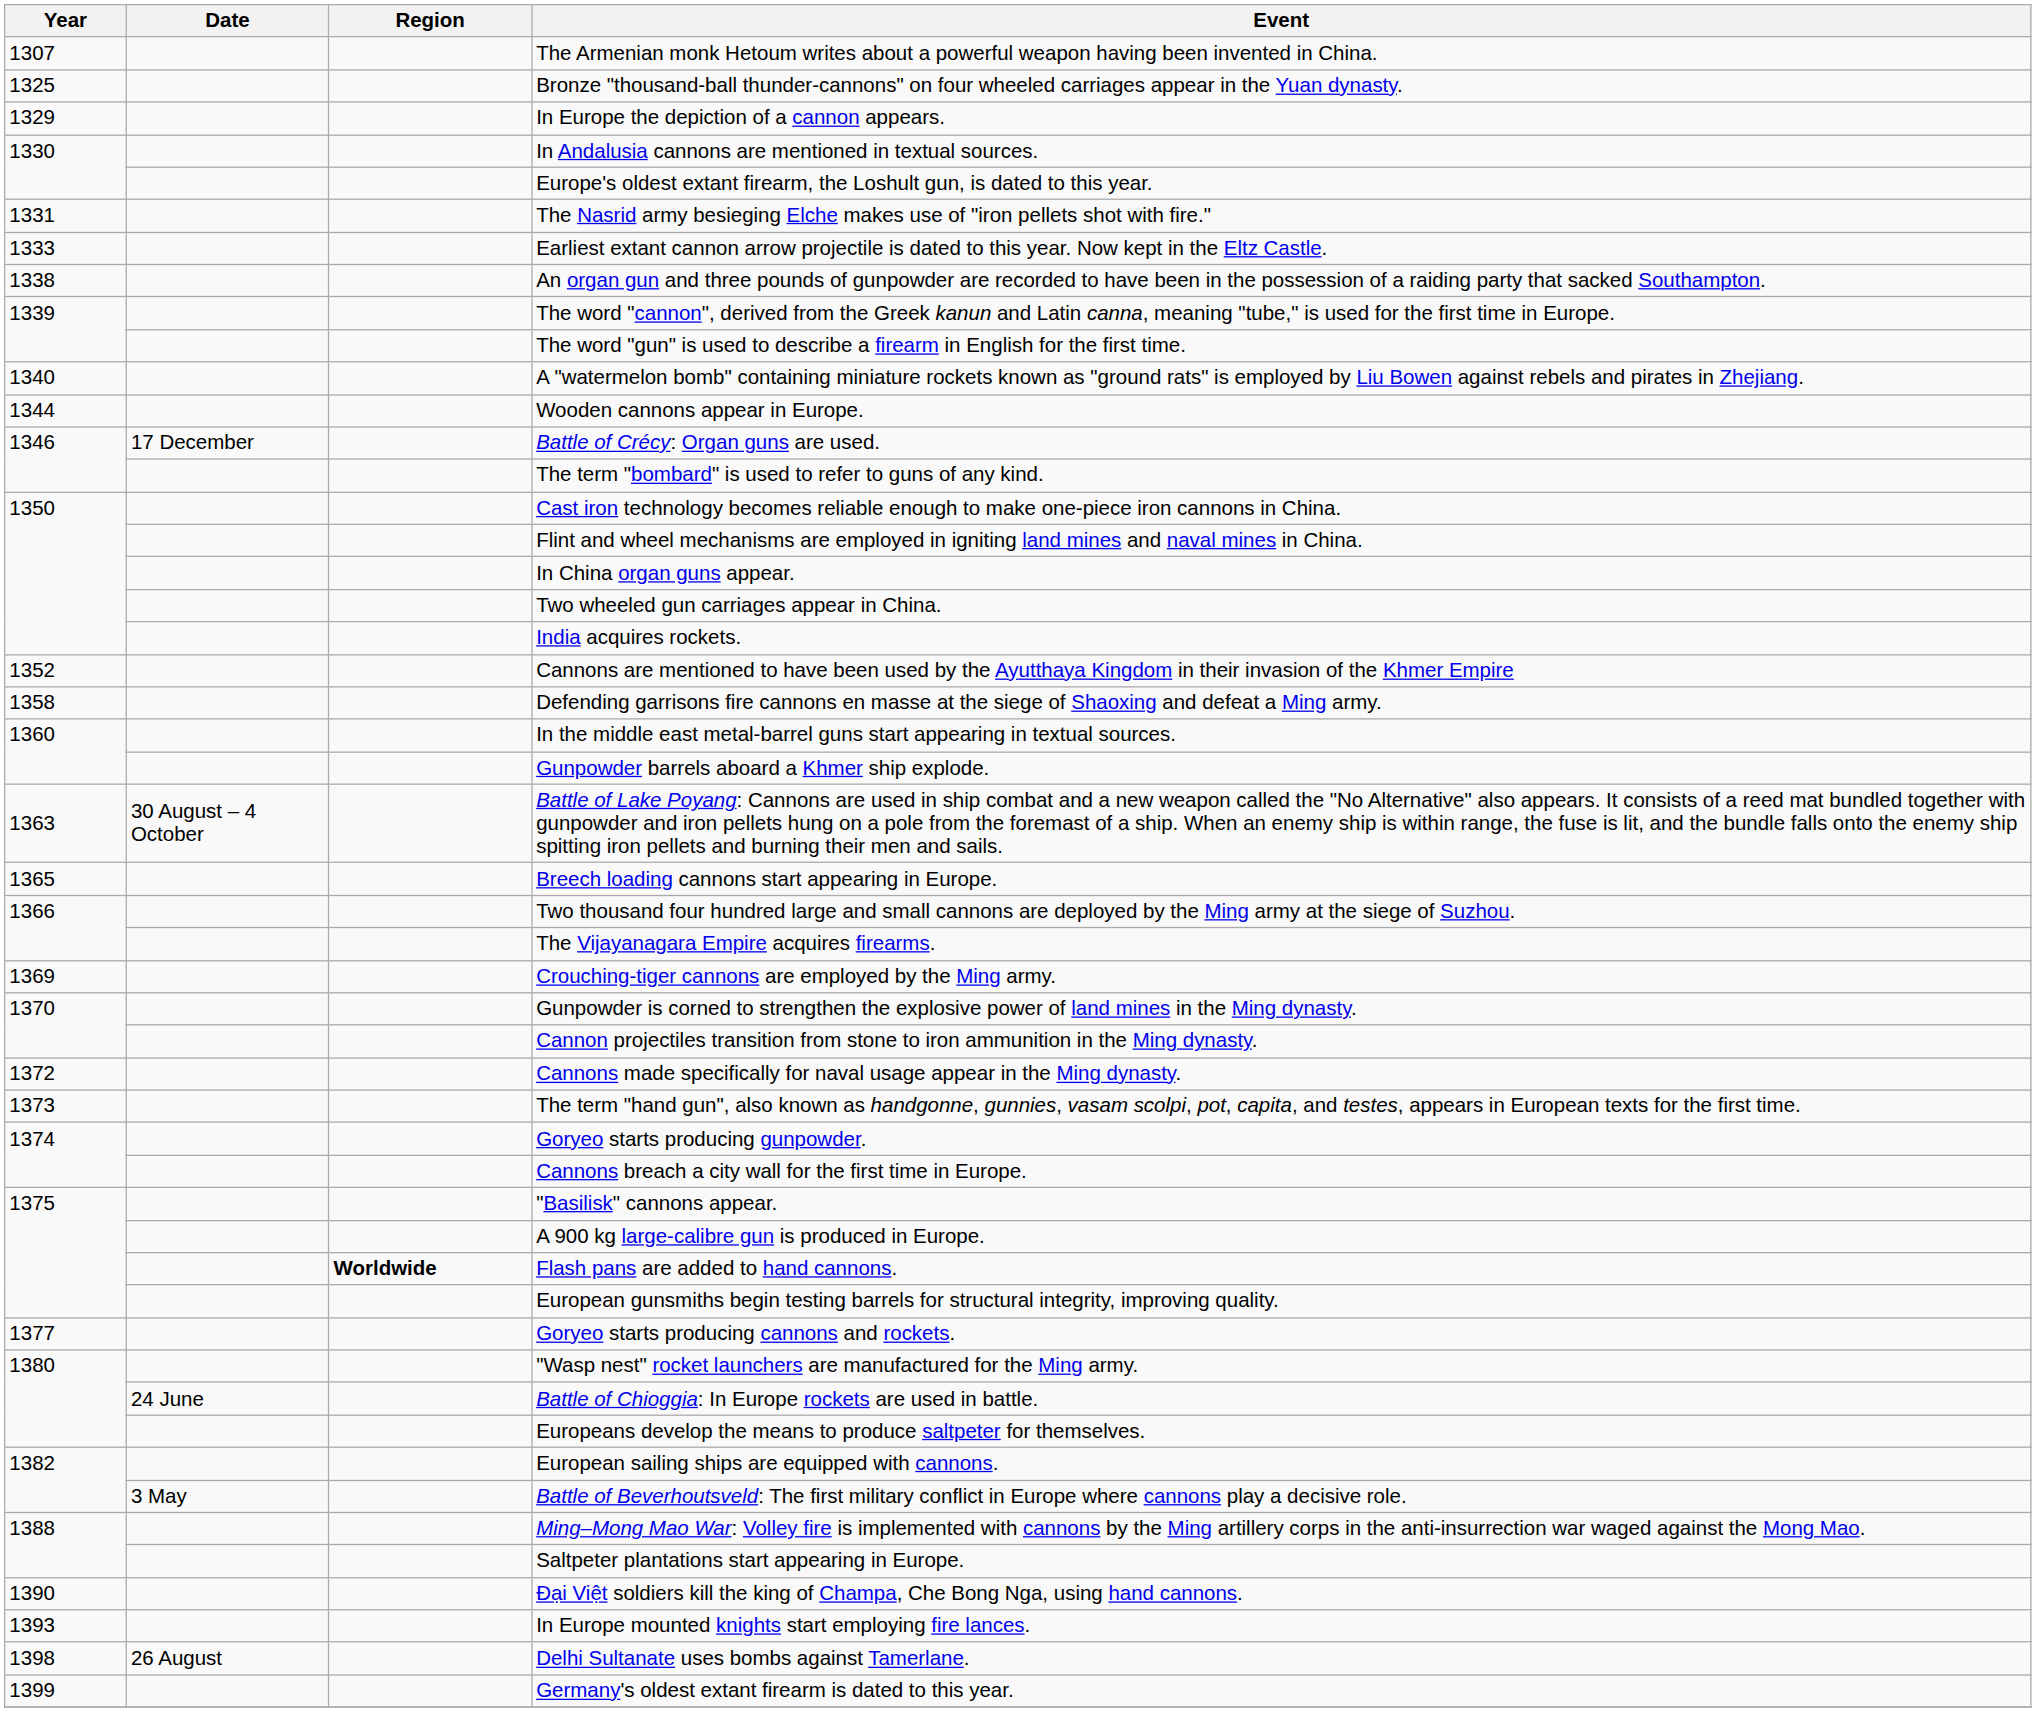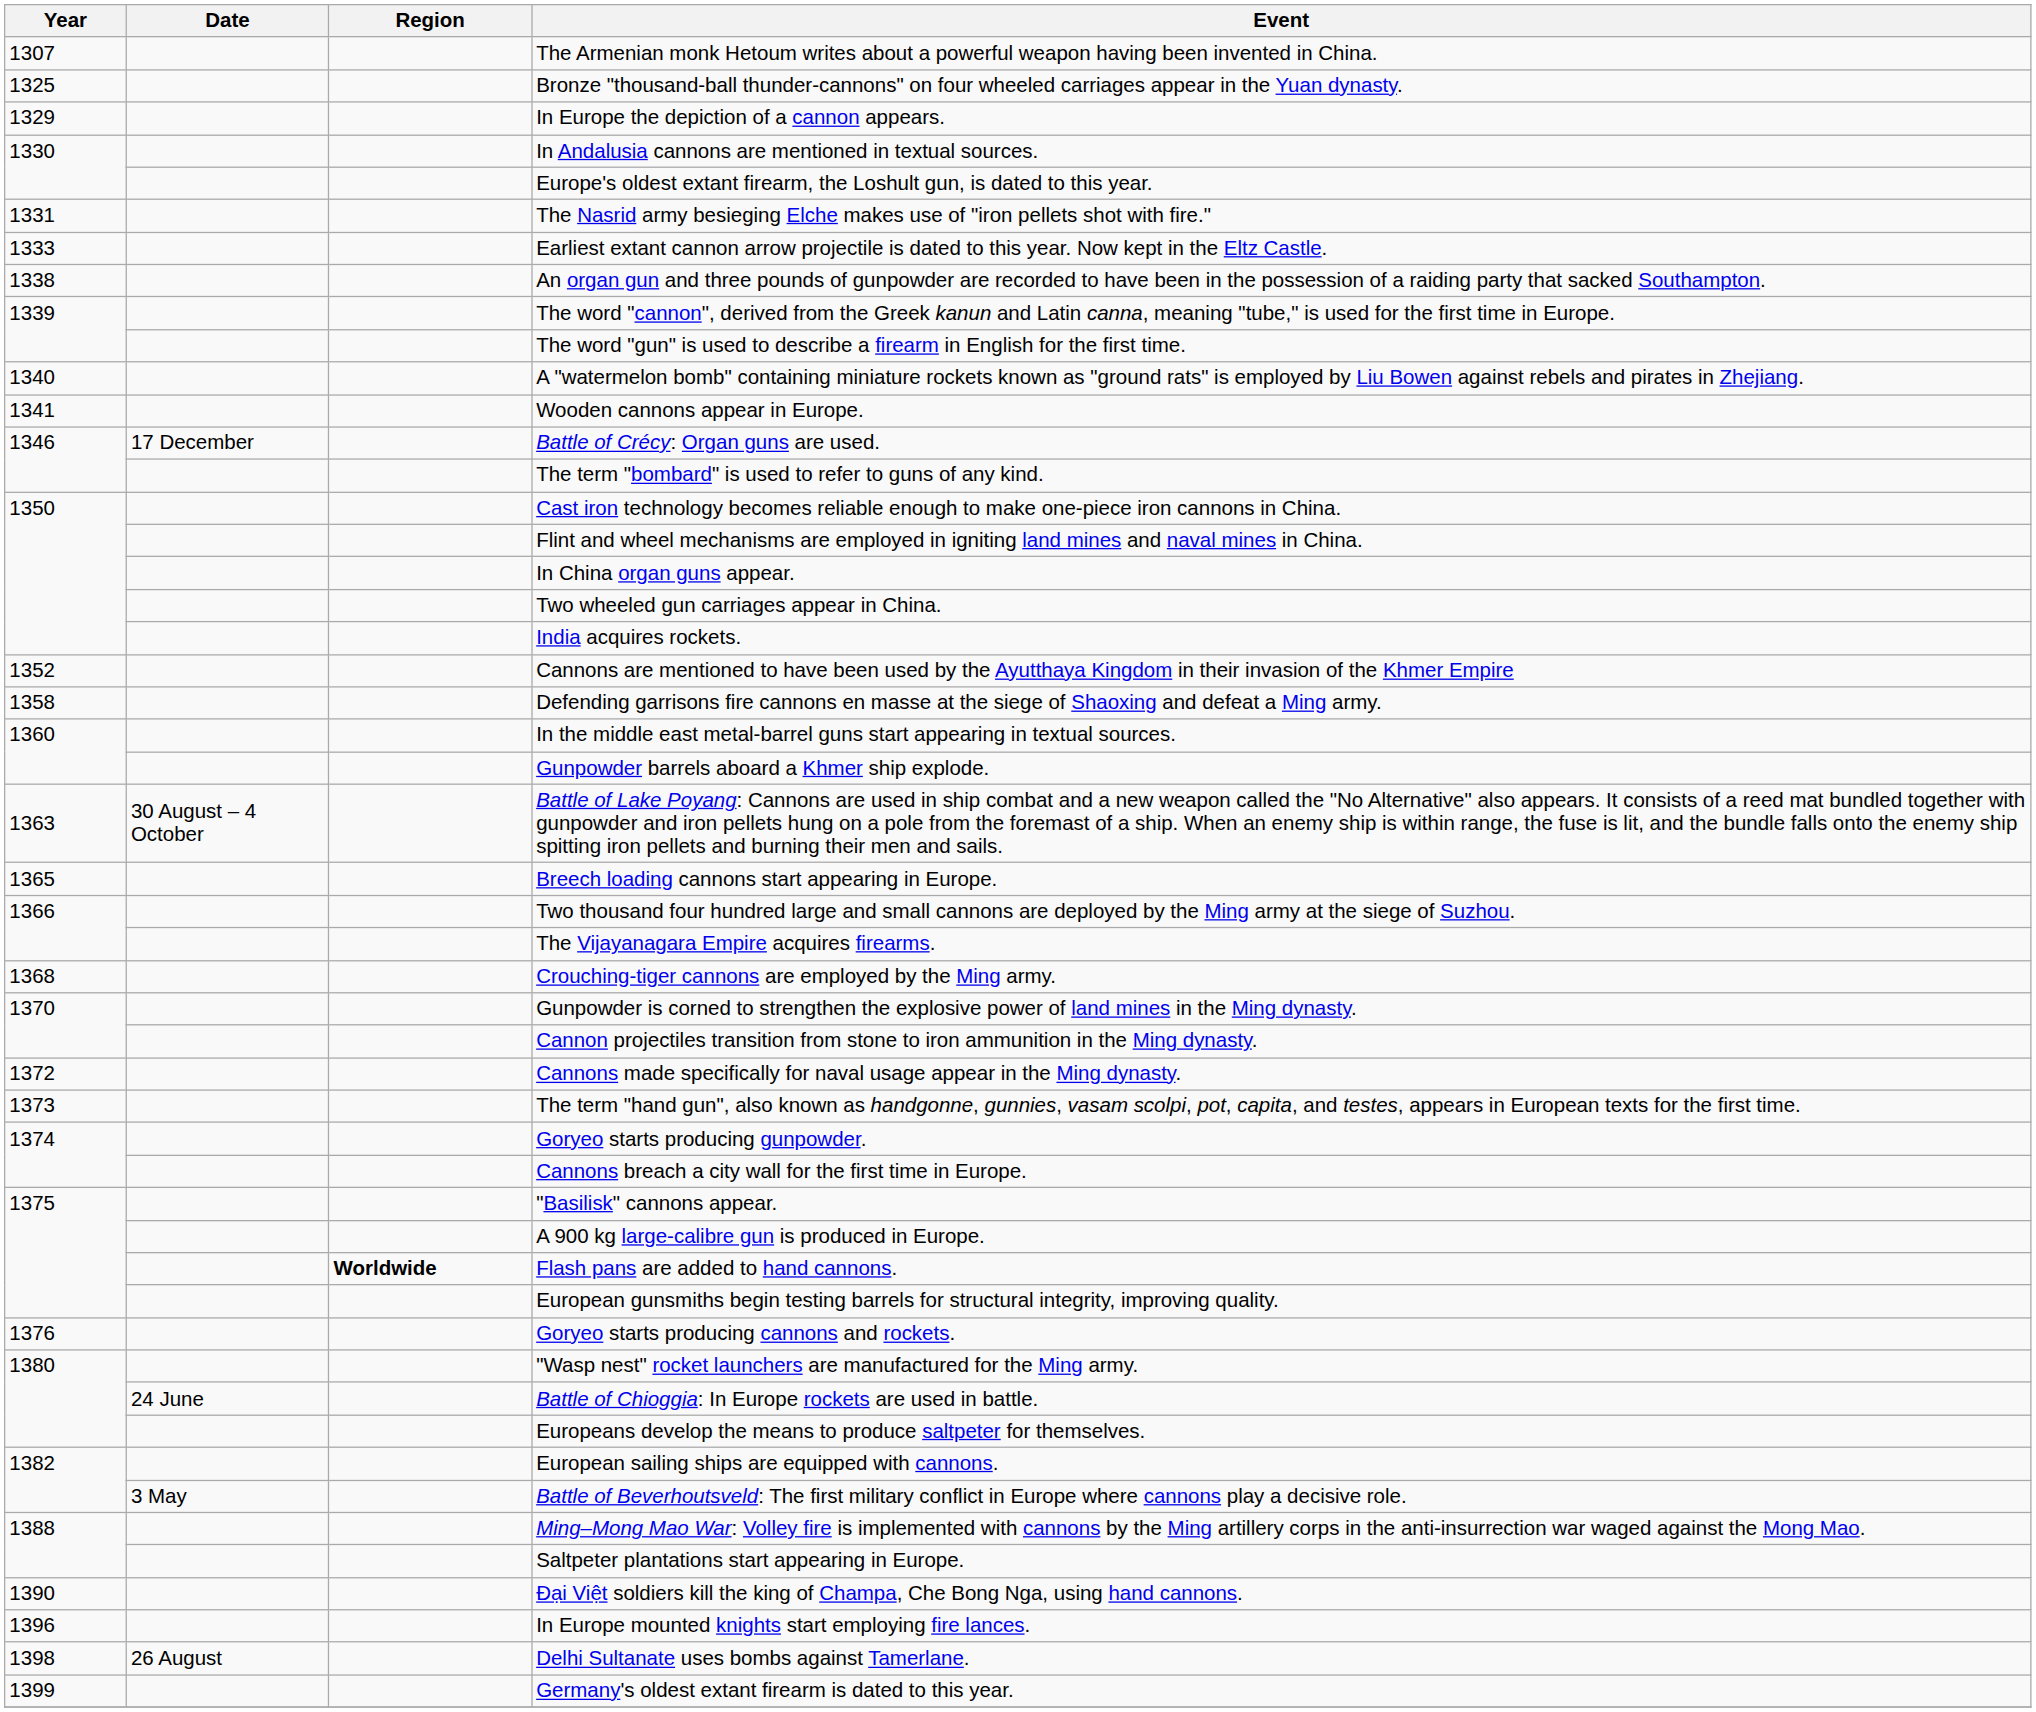(32, 410) 1344 -> (32, 410) 1341
(32, 976) 1369 -> (32, 976) 1368
(32, 1333) 1377 -> (32, 1333) 1376
(32, 1625) 1393 -> (32, 1625) 1396
